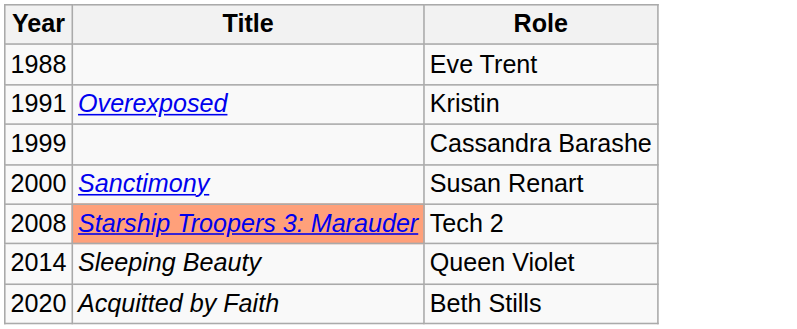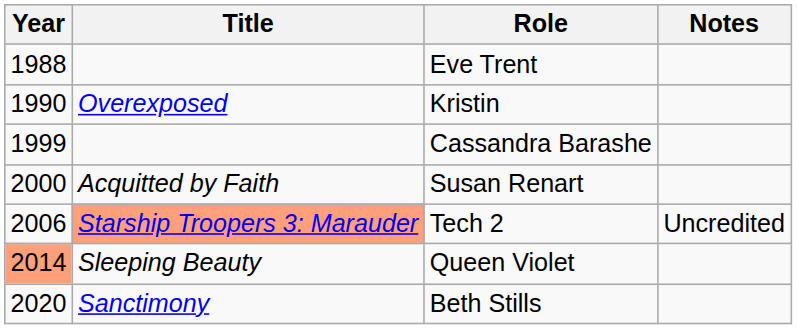+ column: (724, 24)
(39, 104) 1991 -> (39, 104) 1990
(144, 183) Sanctimony -> (179, 183) Acquitted by Faith
(39, 223) 2008 -> (39, 223) 2006
(39, 263) no background -> (39, 263) lightsalmon background
(179, 303) Acquitted by Faith -> (144, 303) Sanctimony
